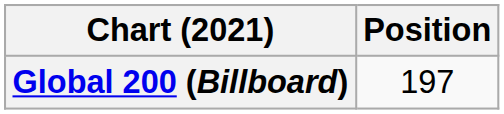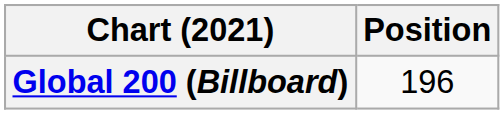(427, 81) 197 -> (427, 81) 196
